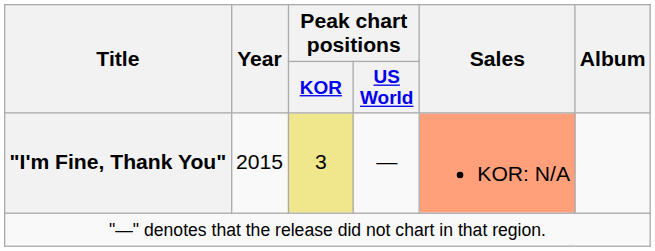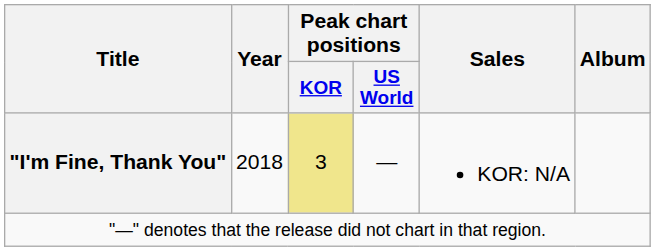(259, 162) 2015 -> (259, 162) 2018
(497, 175) lightsalmon background -> (497, 175) no background
